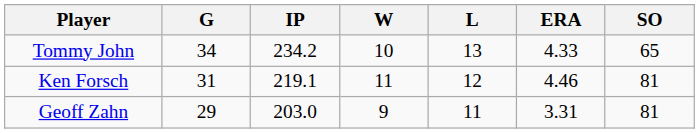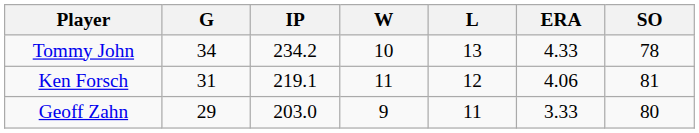(650, 50) 65 -> (650, 50) 78
(561, 81) 4.46 -> (561, 81) 4.06
(561, 111) 3.31 -> (561, 111) 3.33
(650, 111) 81 -> (650, 111) 80
